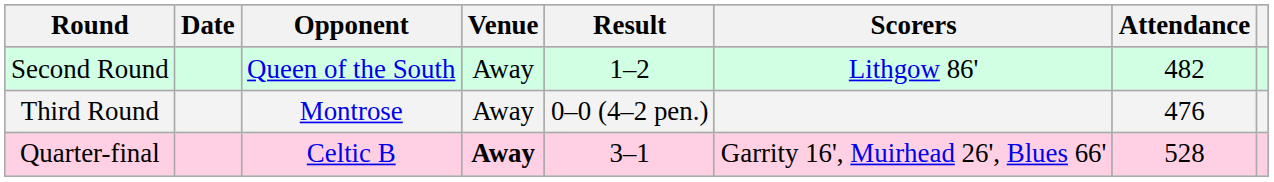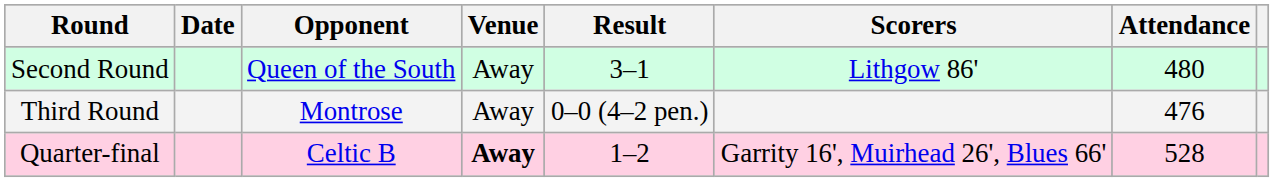(630, 68) 1–2 -> (630, 68) 3–1
(1185, 68) 482 -> (1185, 68) 480
(630, 153) 3–1 -> (630, 153) 1–2
